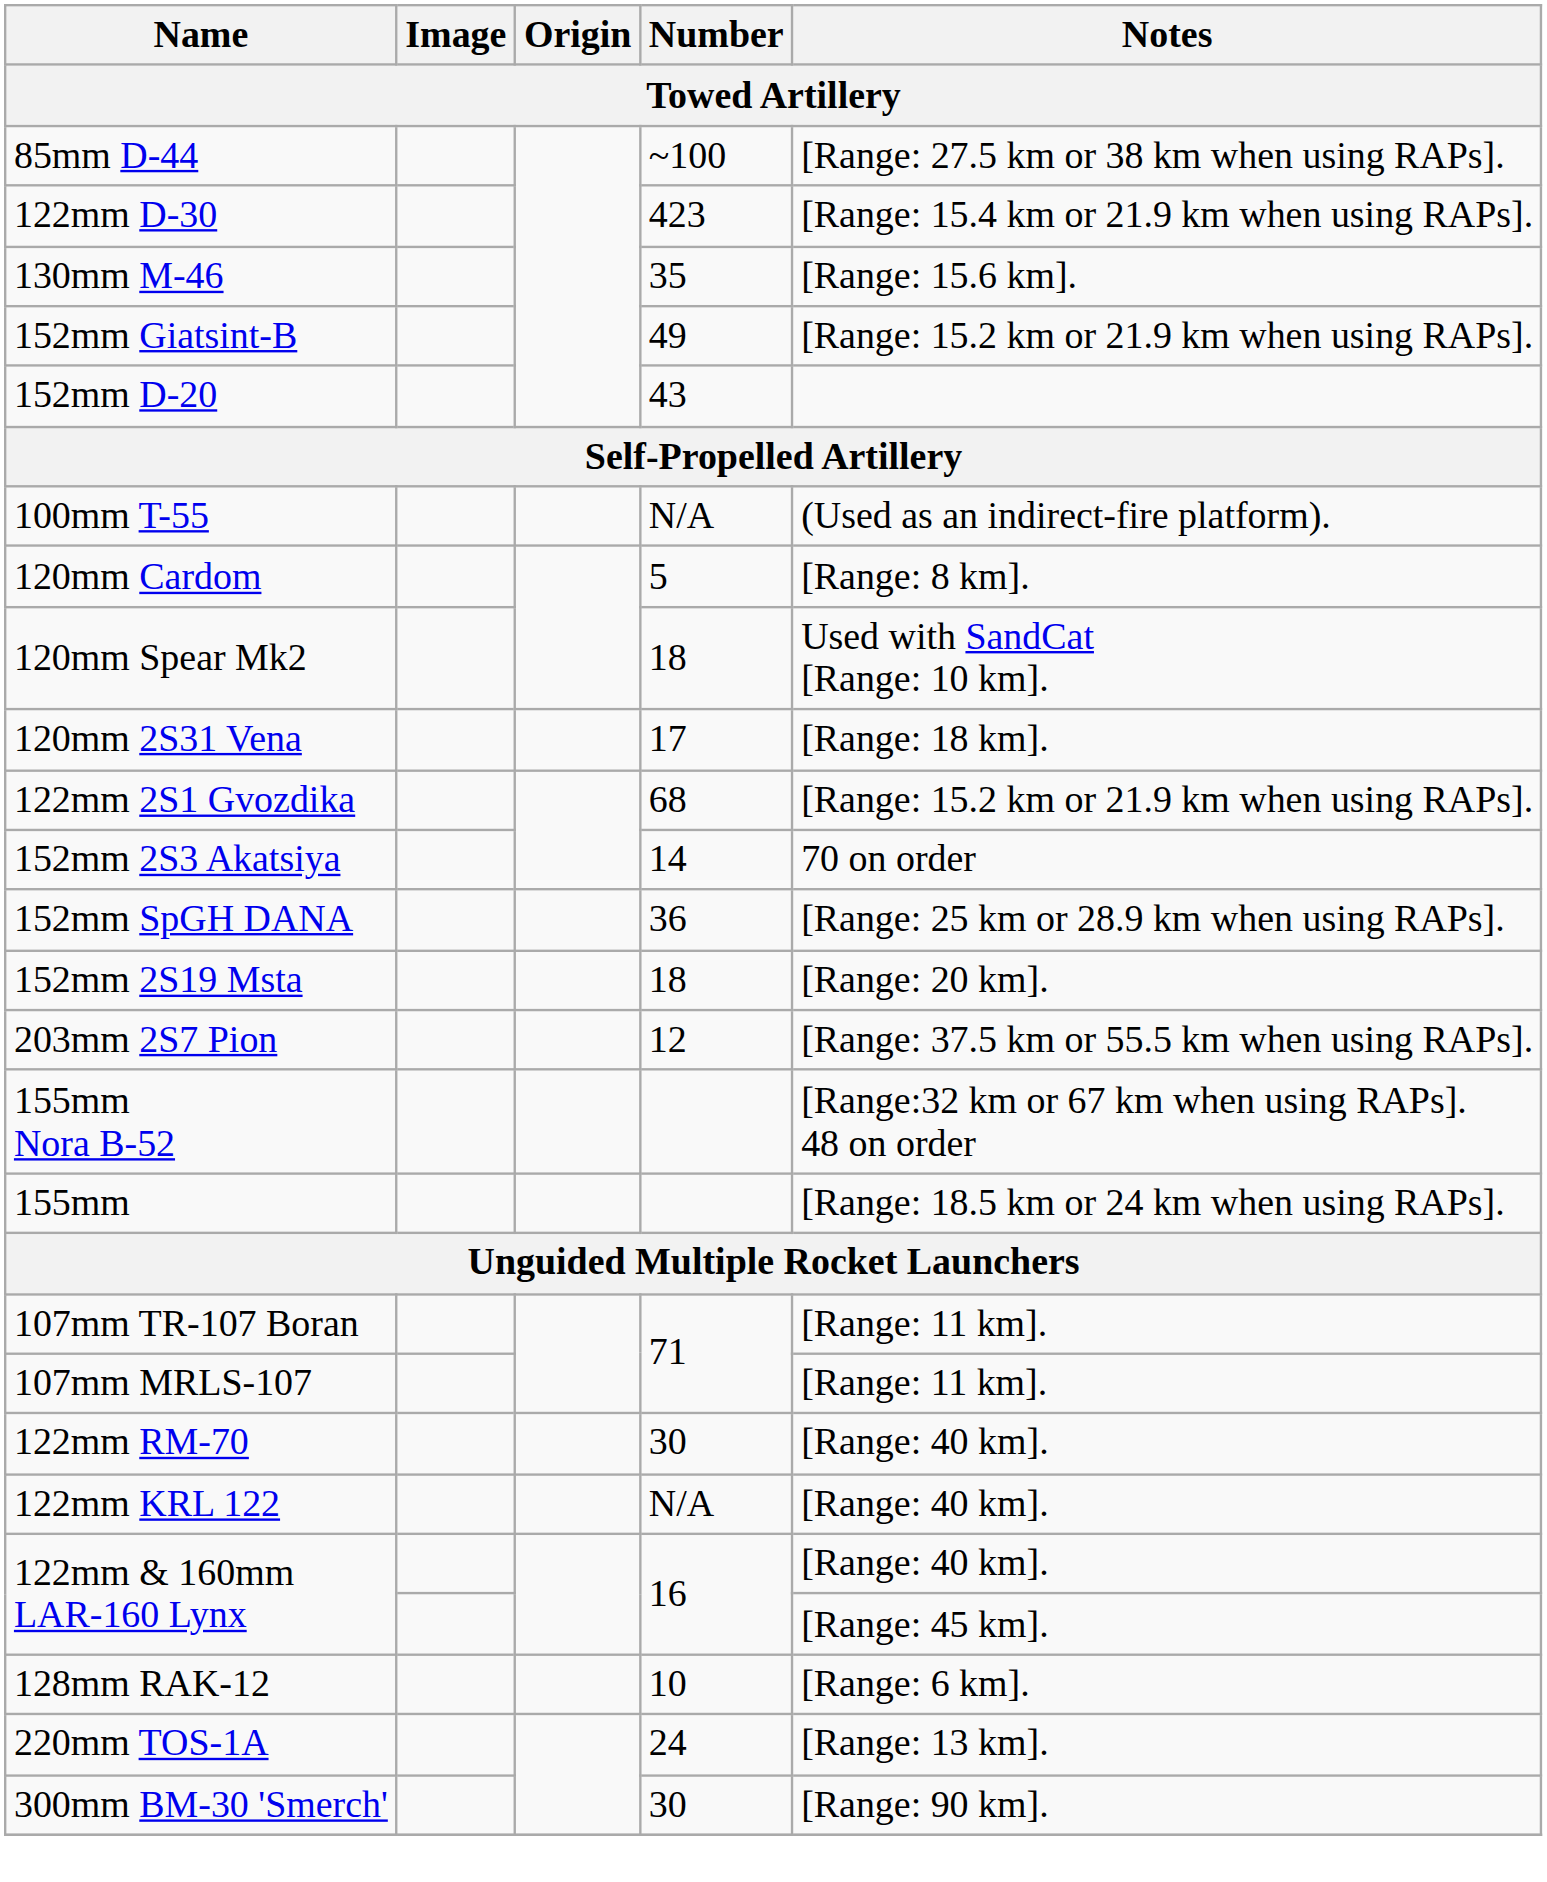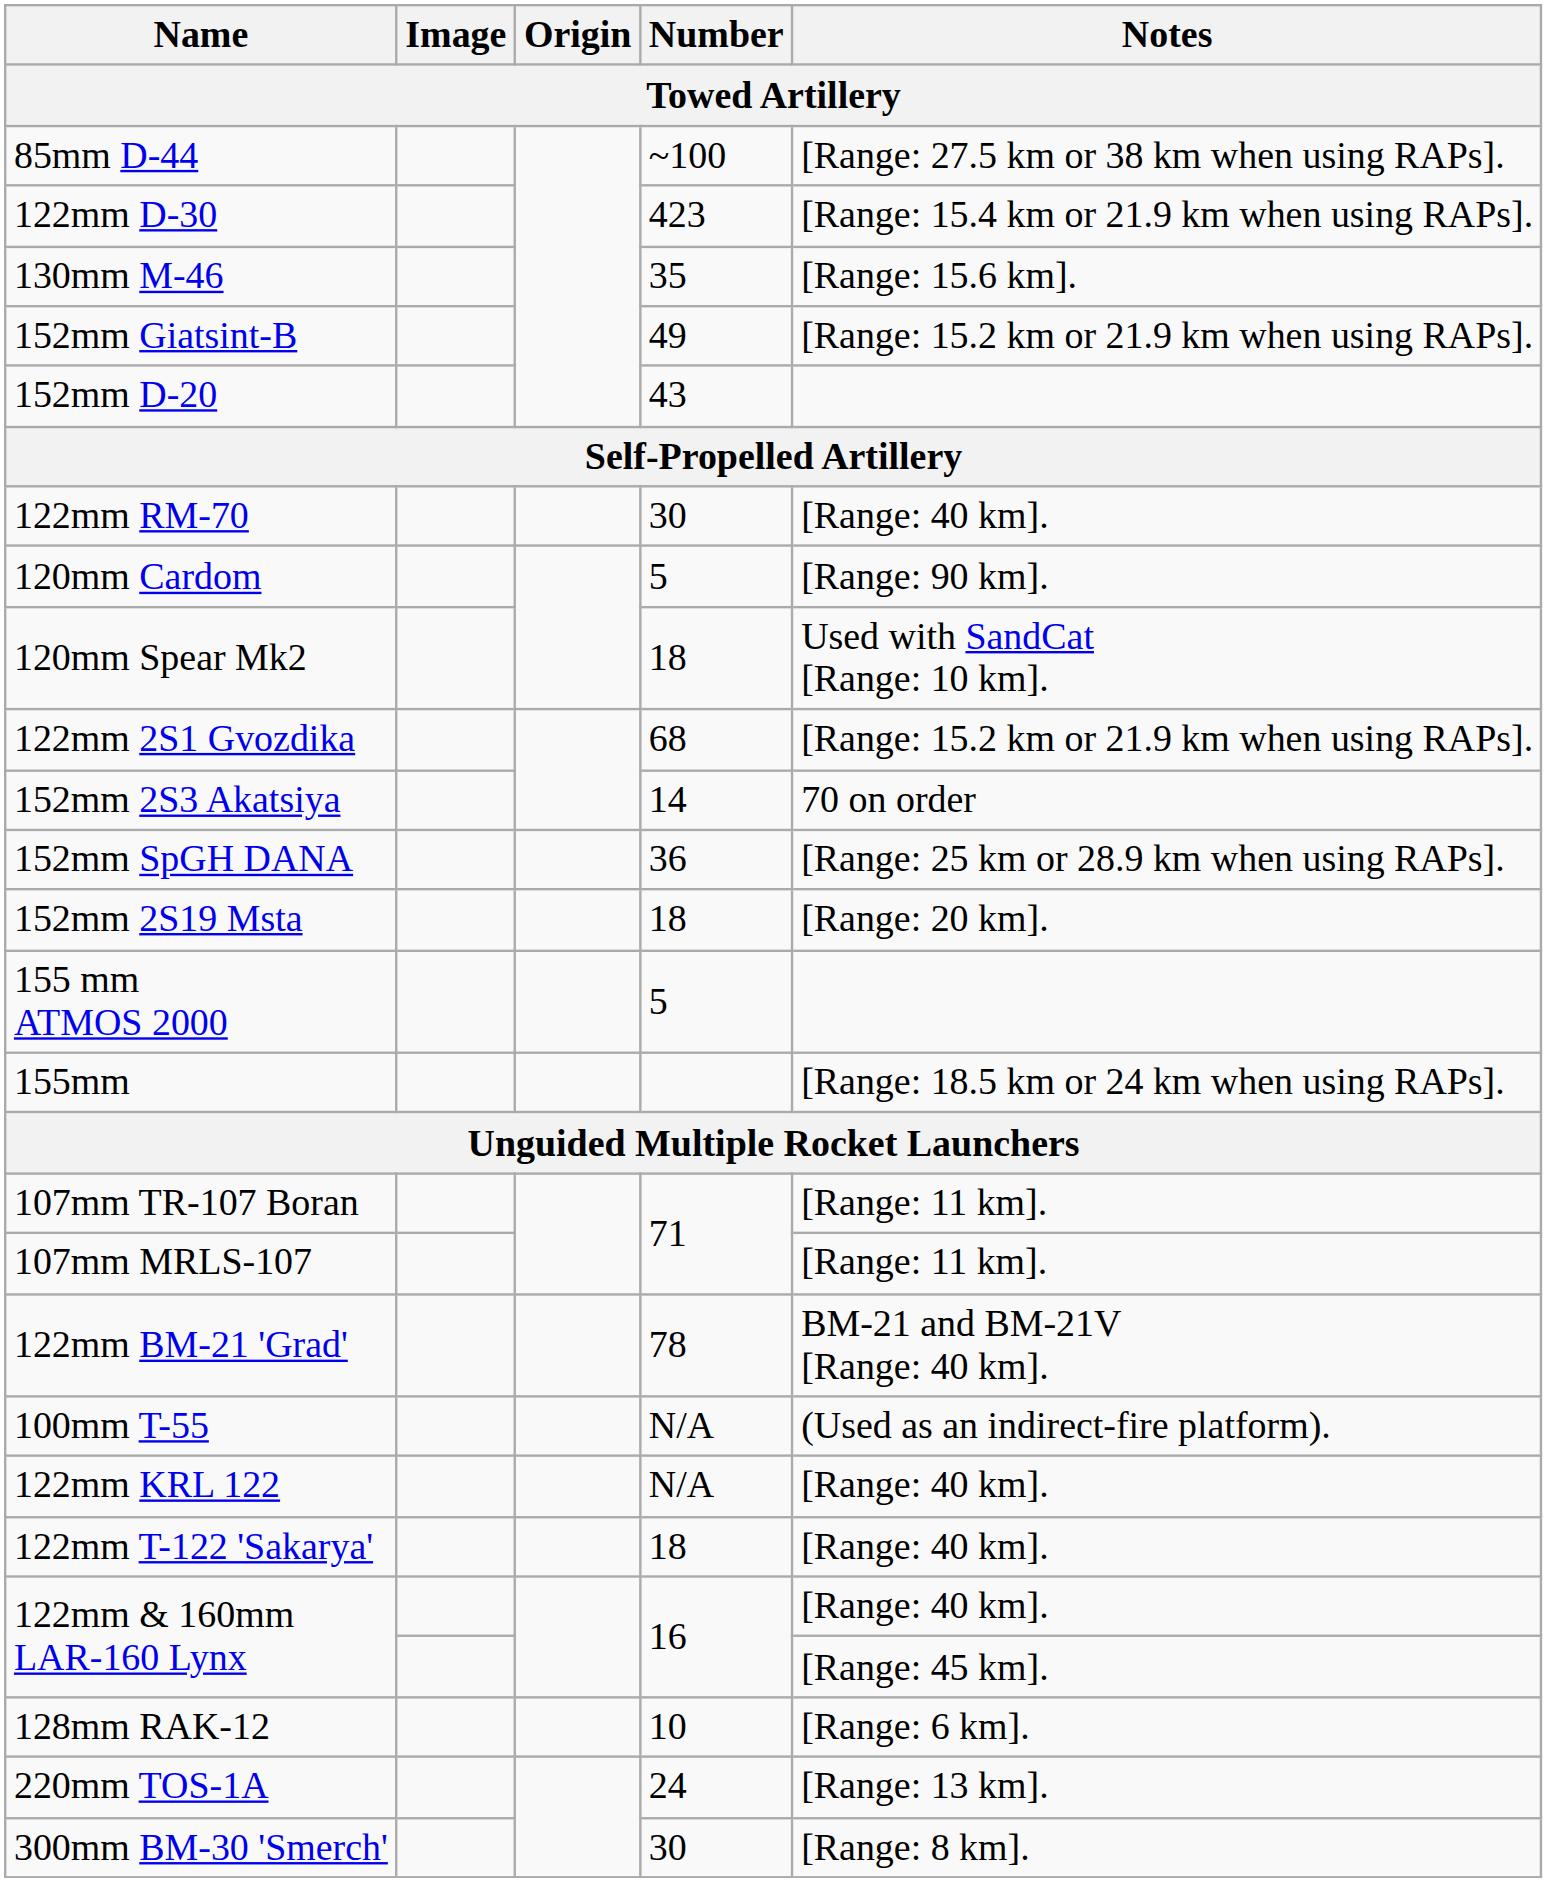rows swapped: (111, 515) <-> (131, 1442)
(915, 575) [Range: 8 km]. -> (925, 575) [Range: 90 km].
- row: (158, 738)
- row: (146, 1039)
+ row: (121, 1000)
- row: (94, 1120)
+ row: (181, 1343)
+ row: (194, 1545)
(925, 1803) [Range: 90 km]. -> (915, 1846) [Range: 8 km].
